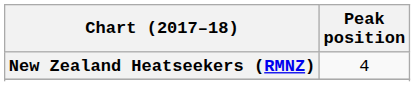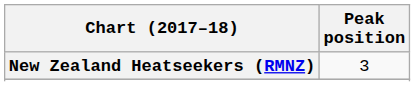(364, 66) 4 -> (364, 66) 3
